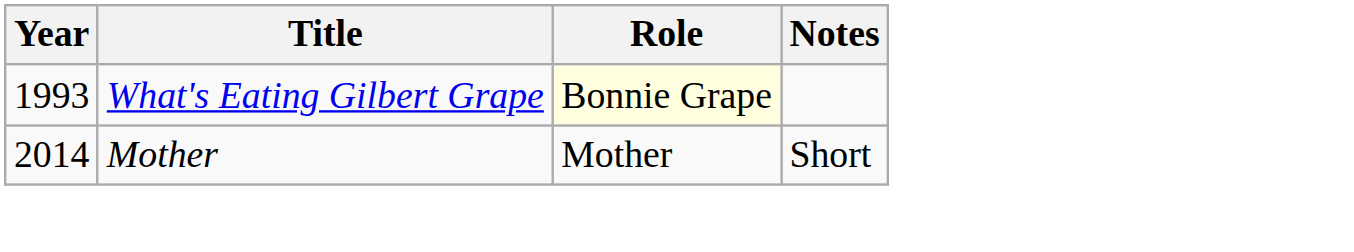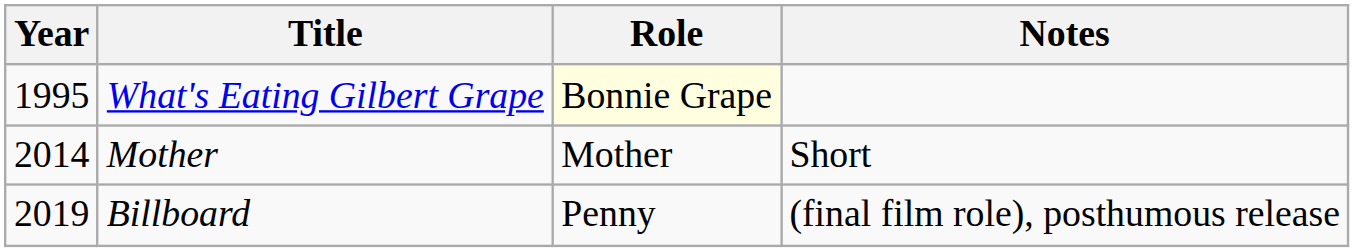(52, 94) 1993 -> (52, 94) 1995
+ row: (178, 214)
